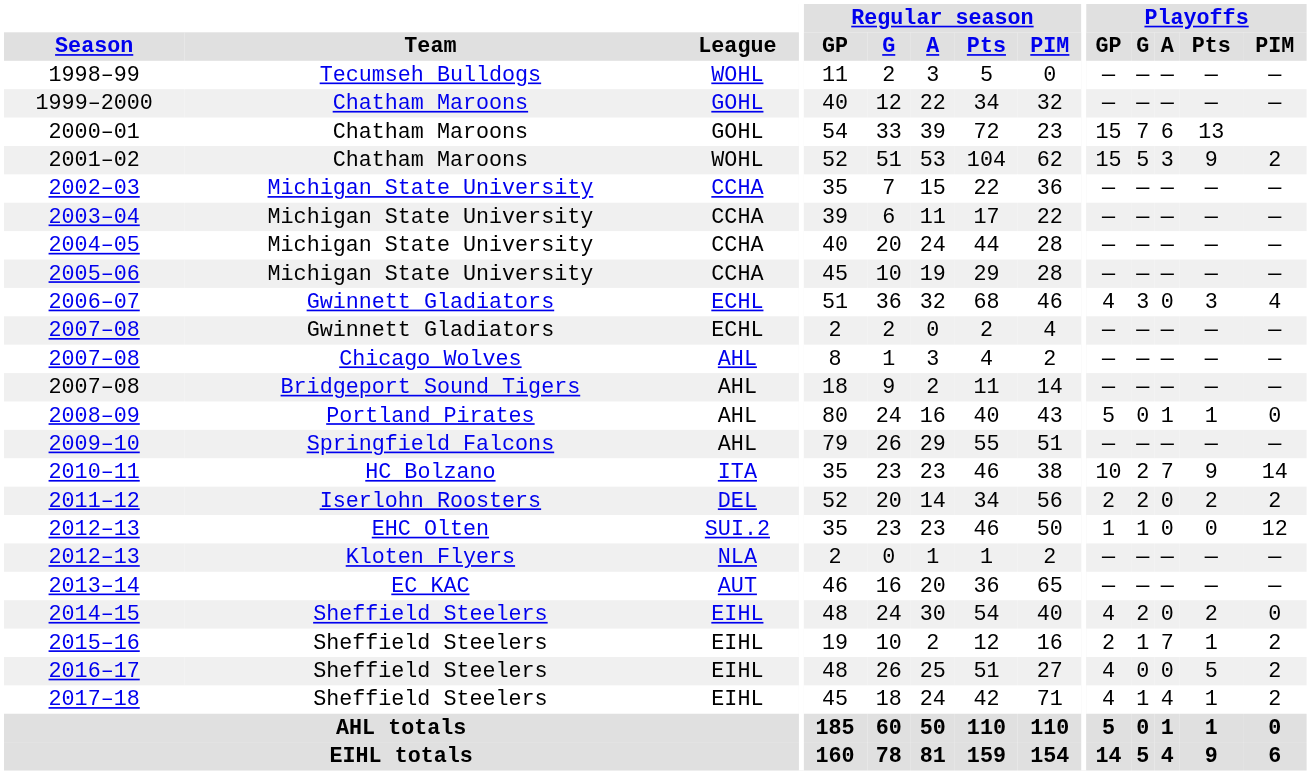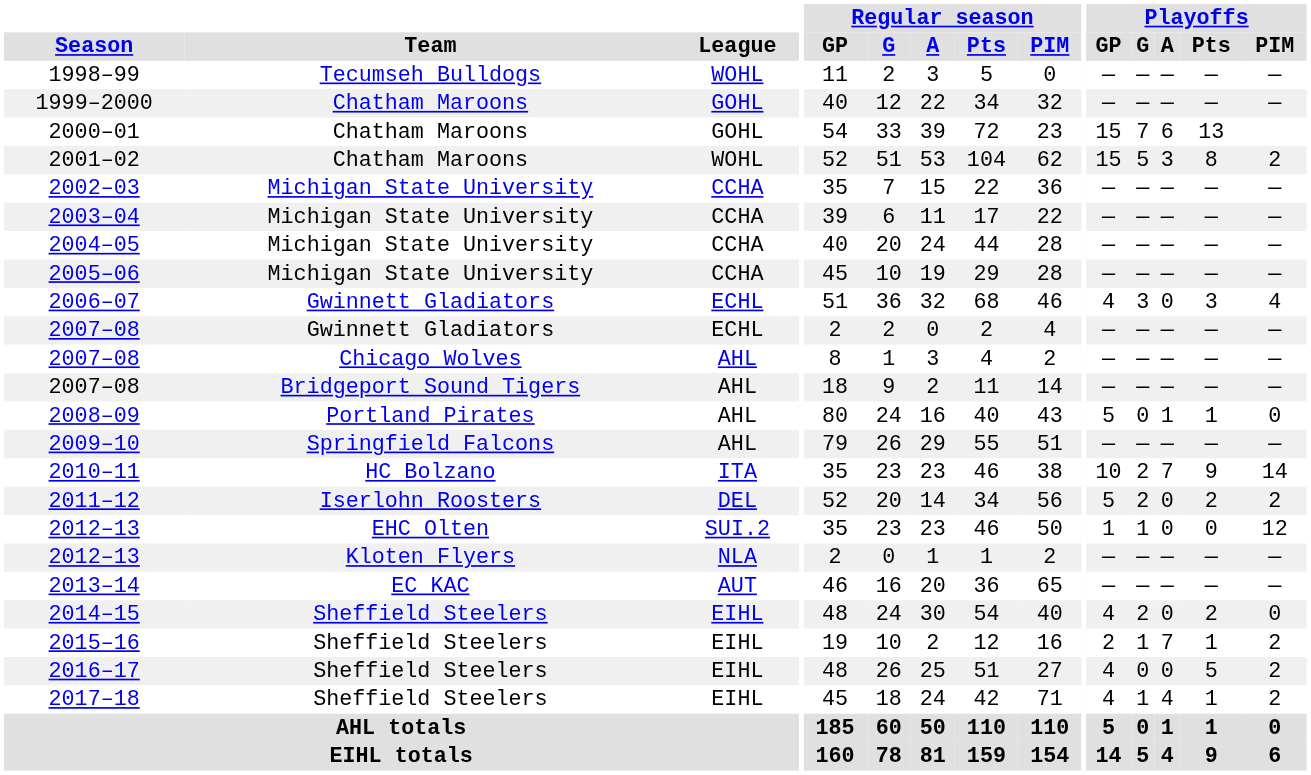(1211, 160) 9 -> (1211, 160) 8
(1109, 501) 2 -> (1109, 501) 5
